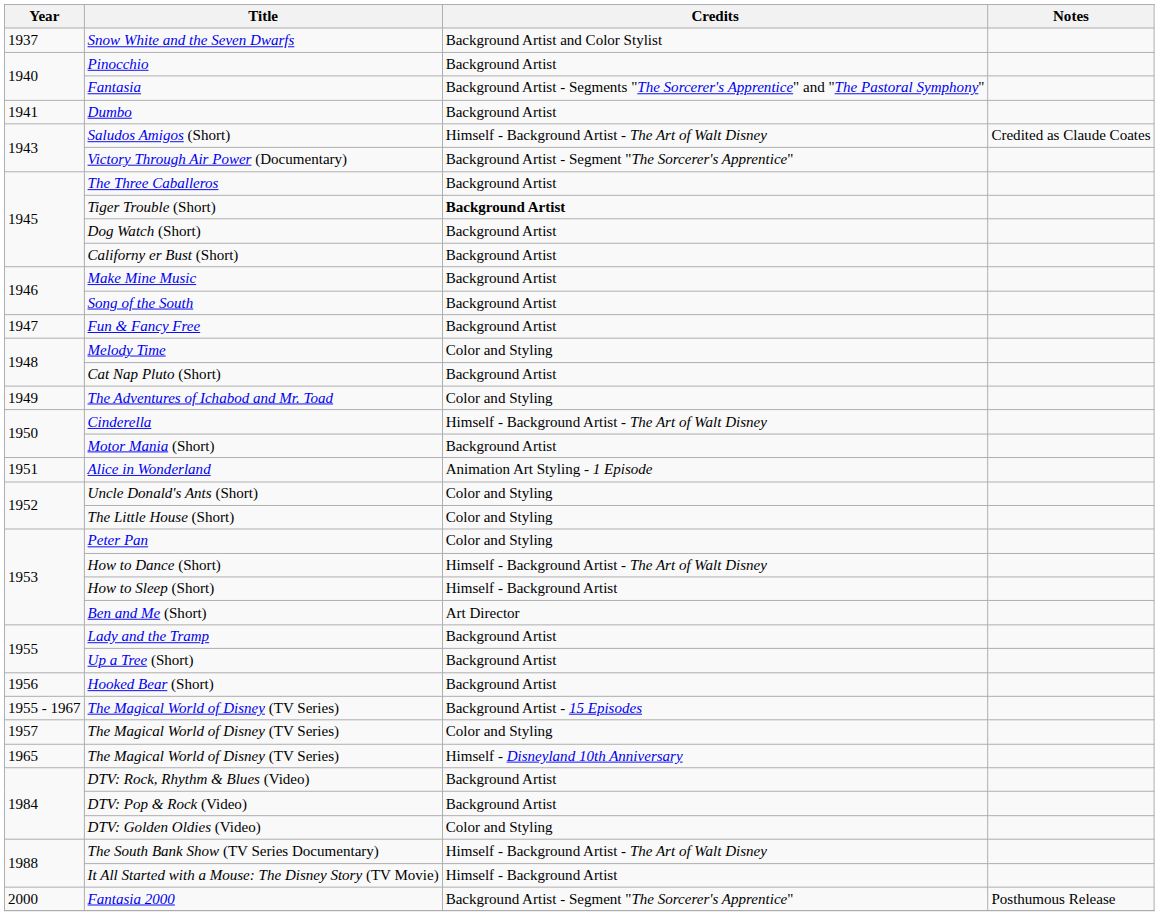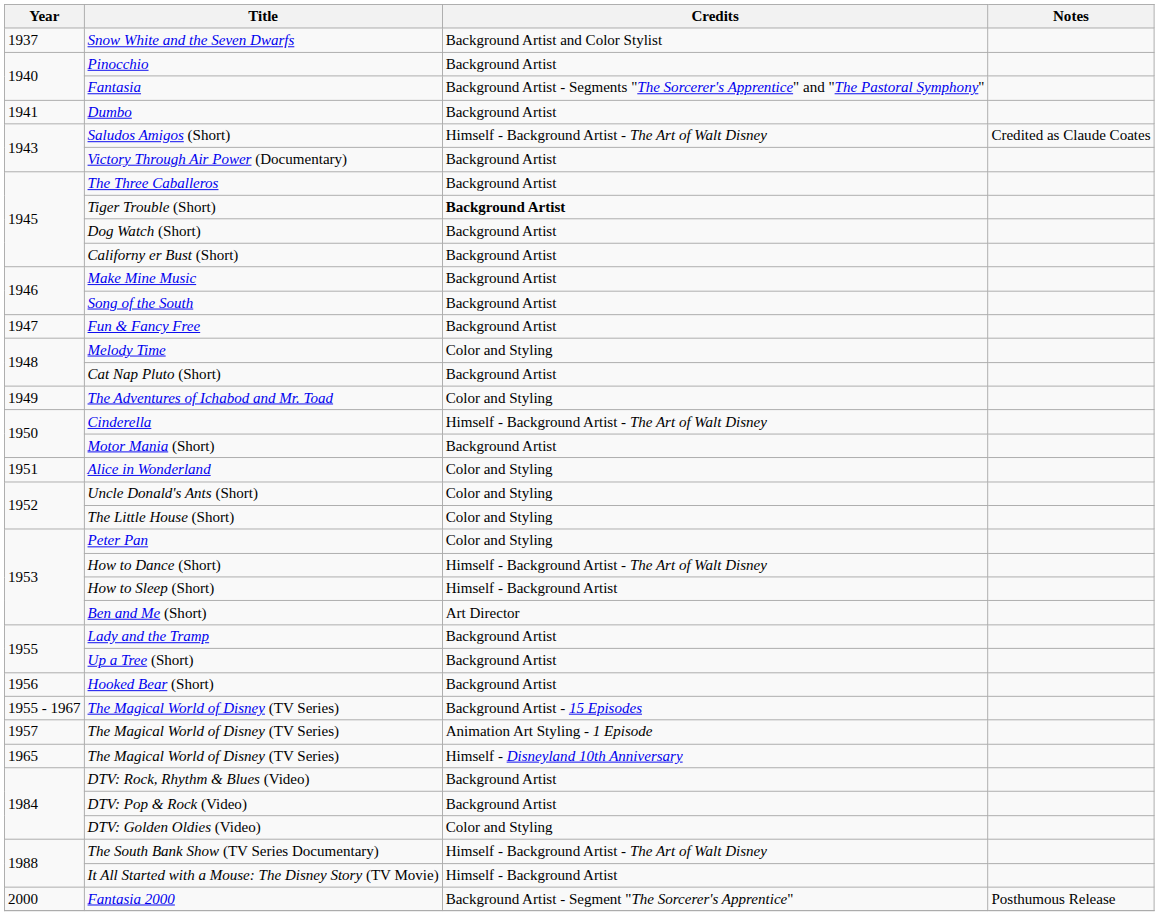(620, 159) Background Artist - Segment "The Sorcerer's Apprentice" -> (501, 159) Background Artist
(549, 469) Animation Art Styling - 1 Episode -> (499, 469) Color and Styling
(499, 732) Color and Styling -> (549, 732) Animation Art Styling - 1 Episode
